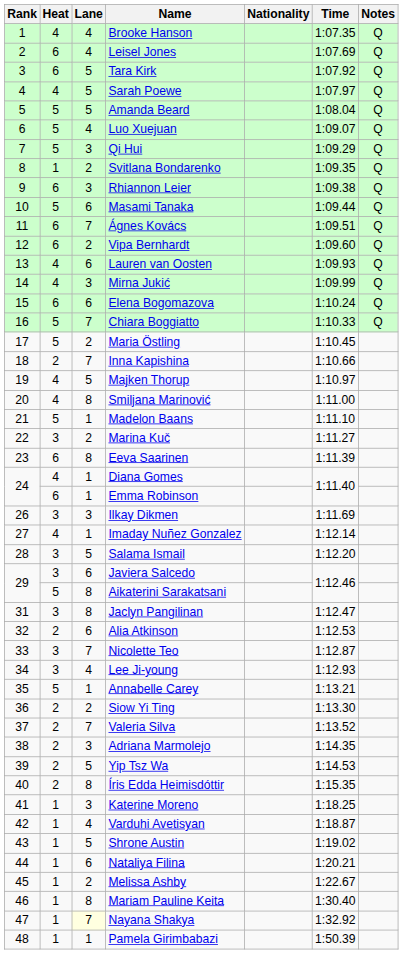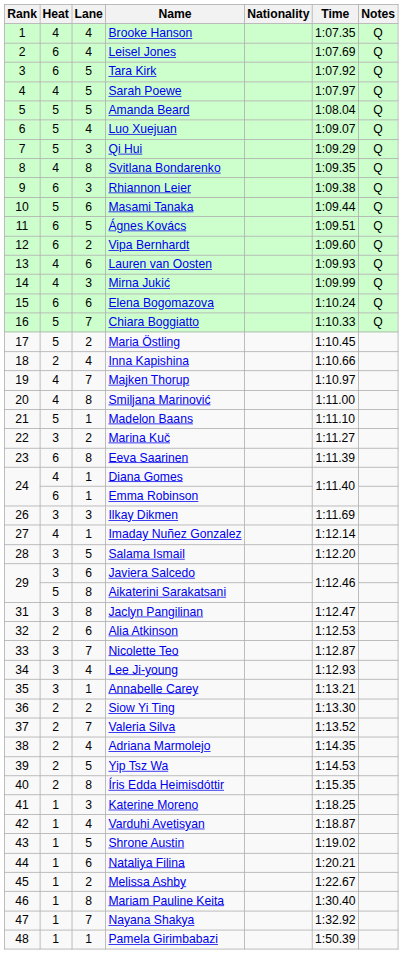(56, 168) 1 -> (56, 168) 4
(89, 168) 2 -> (89, 168) 8
(89, 226) 7 -> (89, 226) 5
(89, 361) 7 -> (89, 361) 4
(89, 380) 5 -> (89, 380) 7
(56, 689) 5 -> (56, 689) 3
(89, 746) 3 -> (89, 746) 4
(89, 920) lightyellow background -> (89, 920) no background
